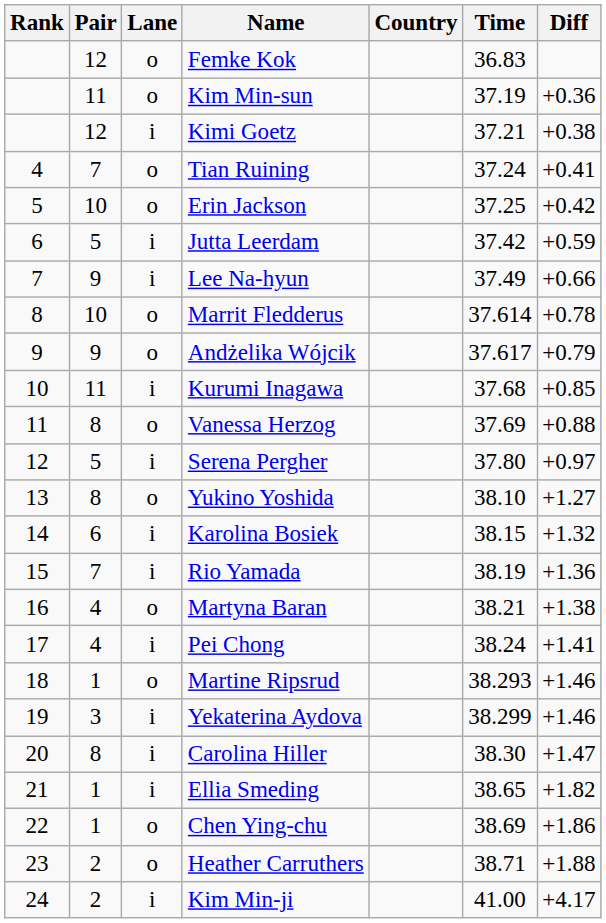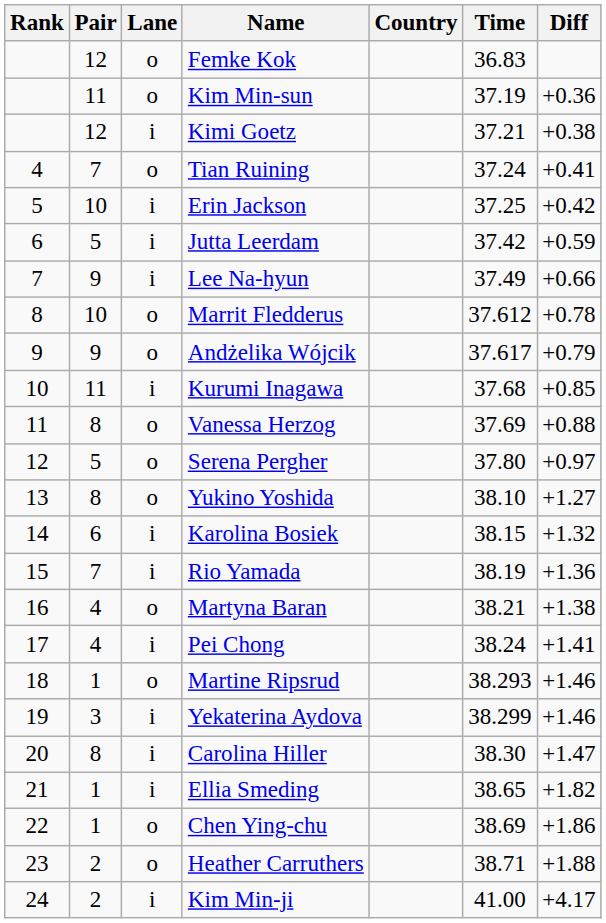(152, 205) o -> (152, 205) i
(500, 315) 37.614 -> (500, 315) 37.612
(152, 461) i -> (152, 461) o
